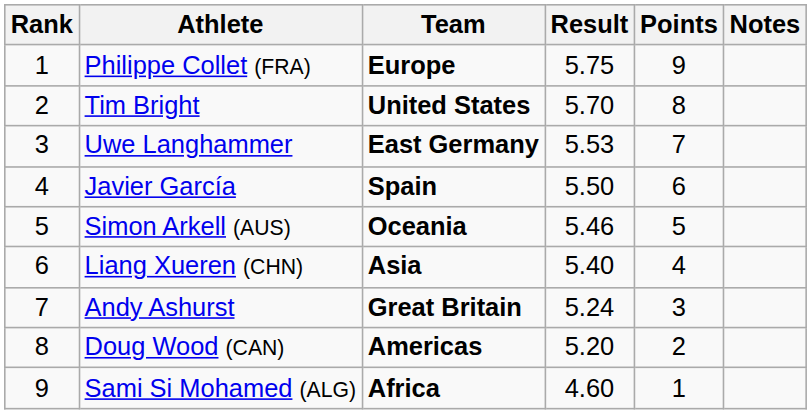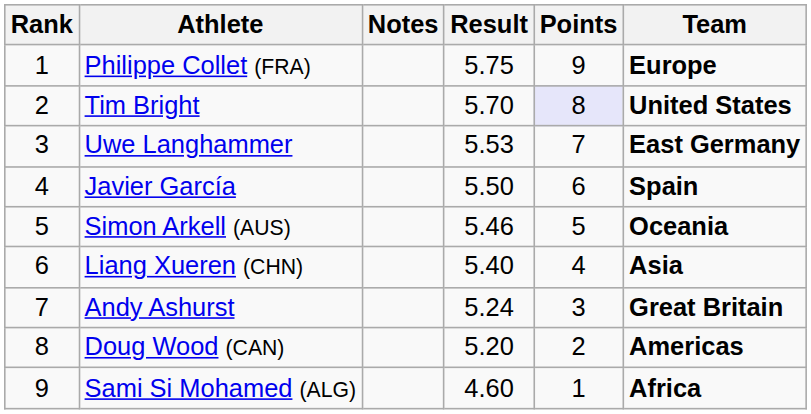columns swapped: (453, 24) <-> (765, 24)
(679, 105) no background -> (579, 105) lavender background
